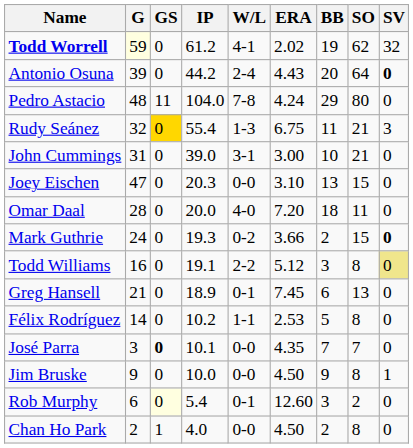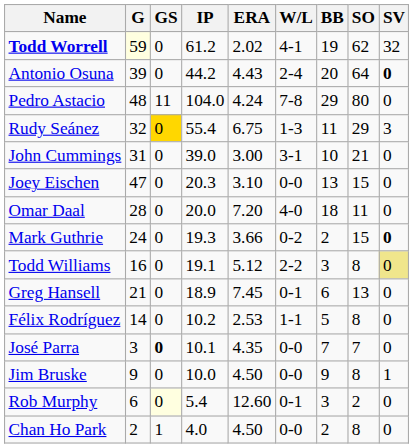columns swapped: (249, 18) <-> (293, 18)
(361, 127) 21 -> (361, 127) 29
